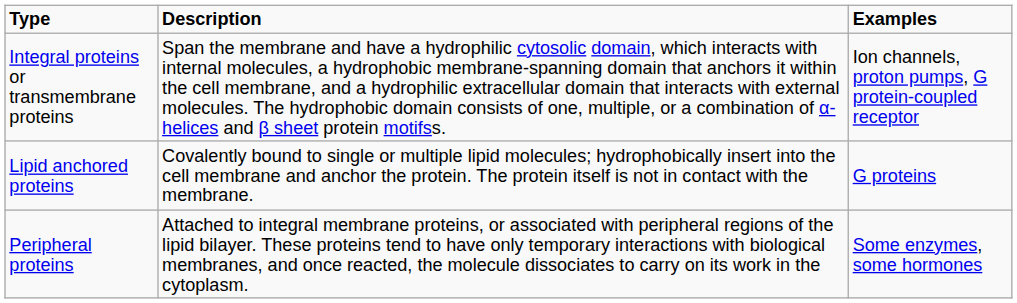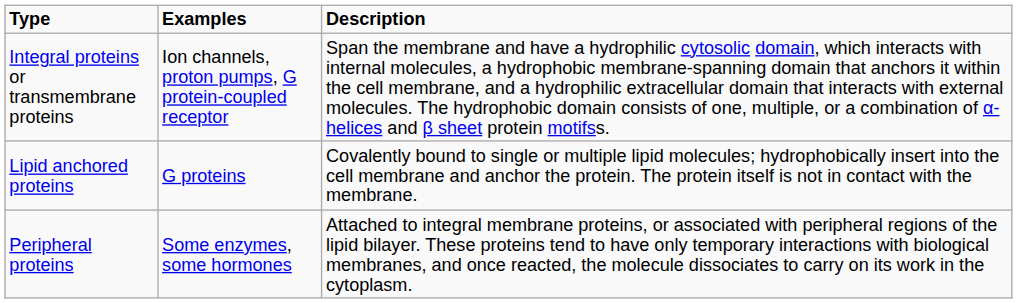columns swapped: (212, 19) <-> (895, 19)
